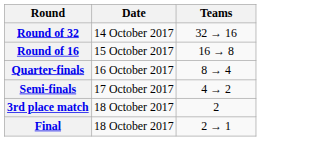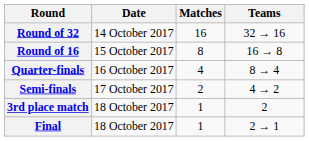+ column: (201, 13)
